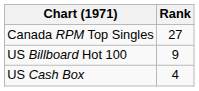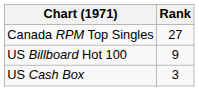(175, 75) 4 -> (175, 75) 3
